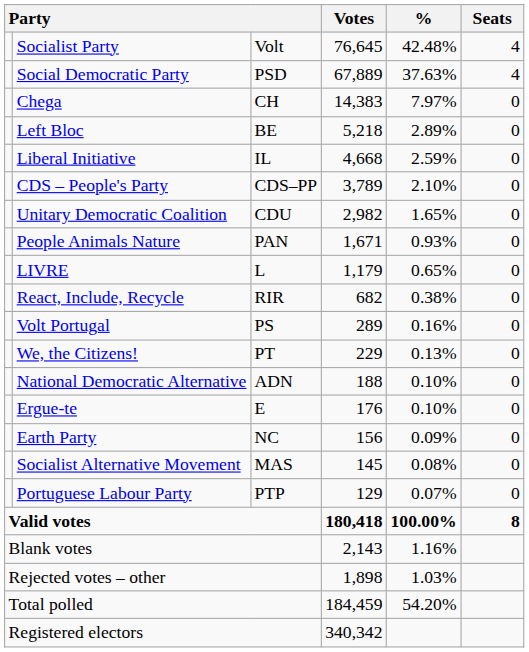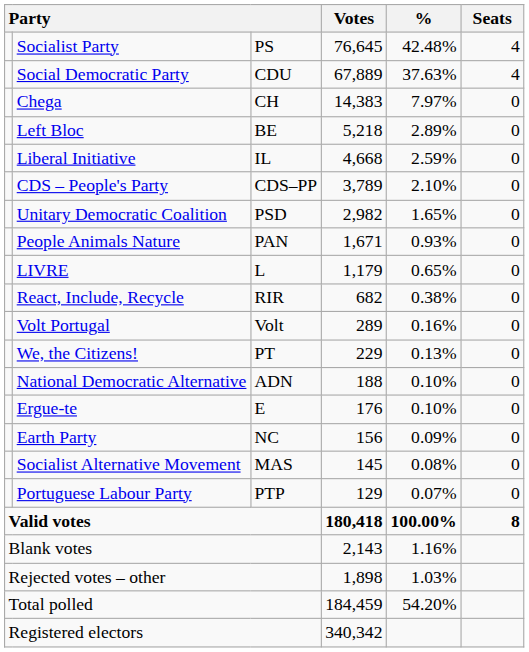(269, 46) Volt -> (264, 46) PS
(271, 74) PSD -> (273, 74) CDU
(273, 213) CDU -> (271, 213) PSD
(264, 325) PS -> (269, 325) Volt
